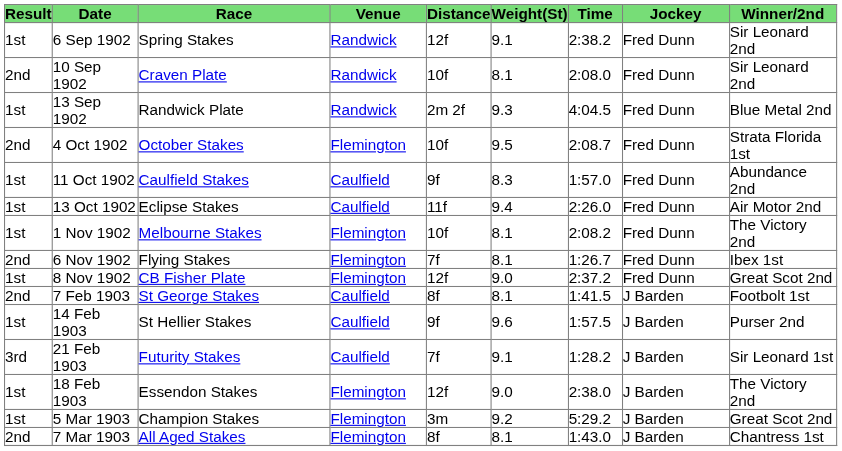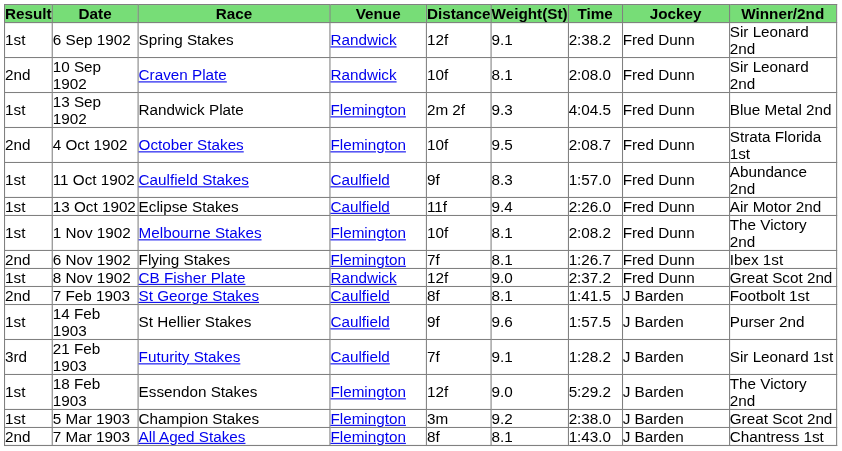(364, 110) Randwick -> (368, 110) Flemington
(368, 277) Flemington -> (364, 277) Randwick
(590, 392) 2:38.0 -> (590, 392) 5:29.2
(590, 418) 5:29.2 -> (590, 418) 2:38.0
